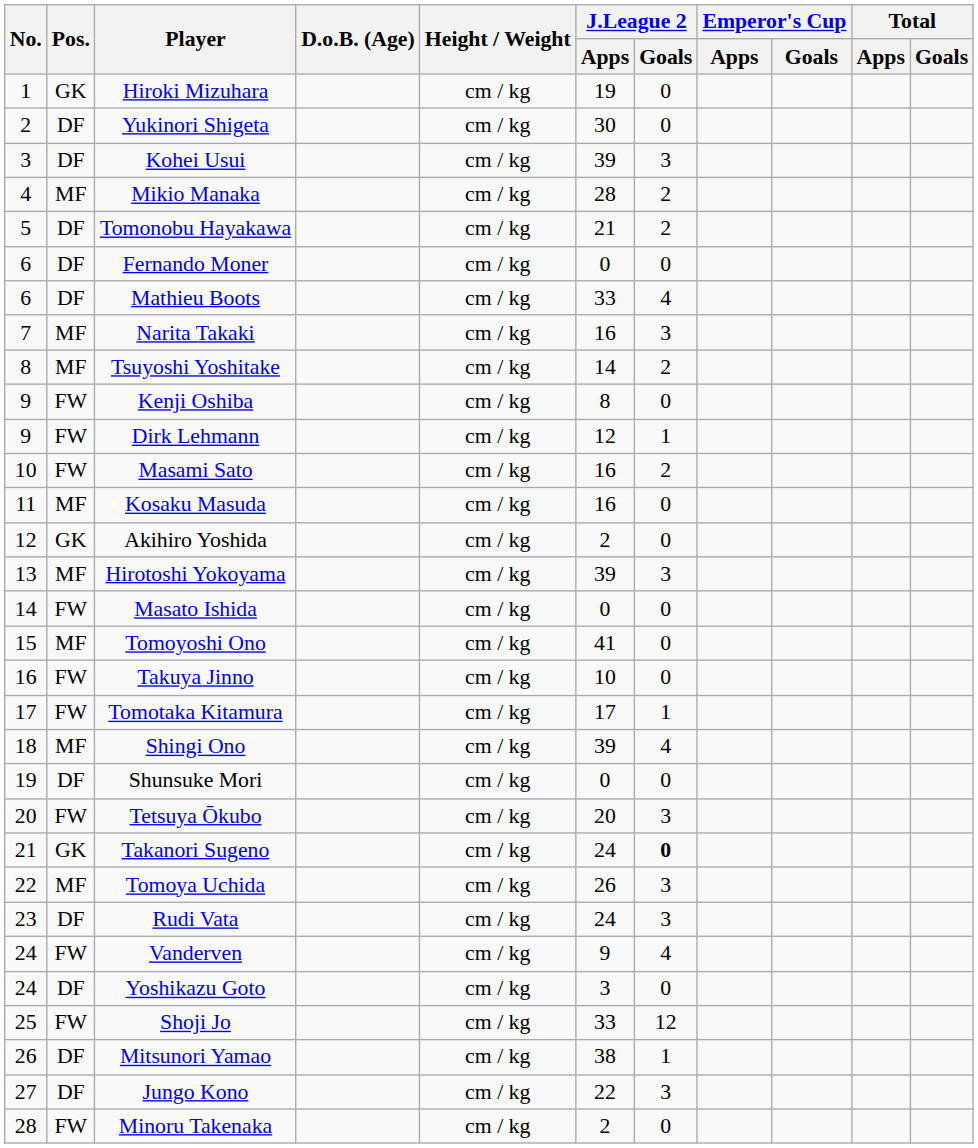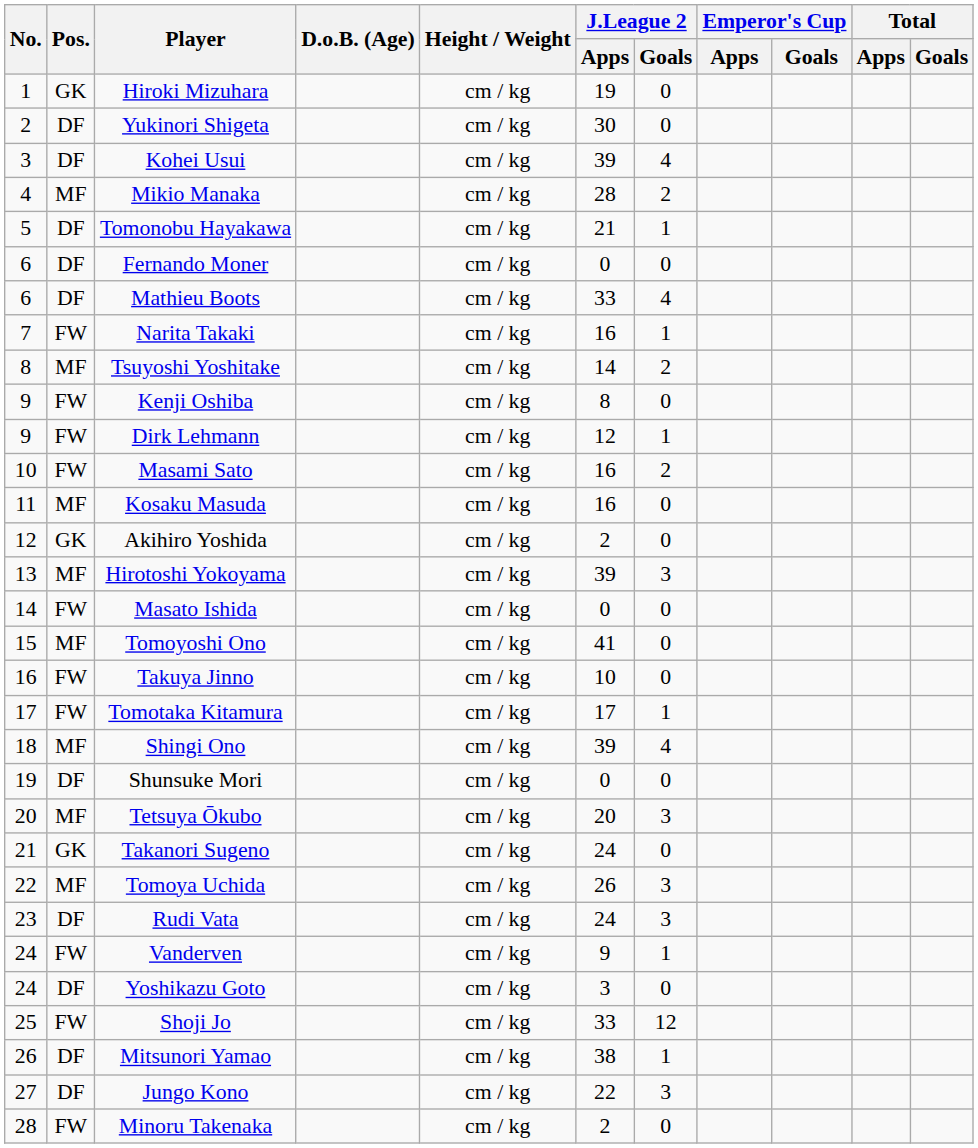(666, 159) 3 -> (666, 159) 4
(666, 228) 2 -> (666, 228) 1
(71, 332) MF -> (71, 332) FW
(666, 332) 3 -> (666, 332) 1
(71, 815) FW -> (71, 815) MF
(666, 849) bold -> (666, 849) normal
(666, 953) 4 -> (666, 953) 1
